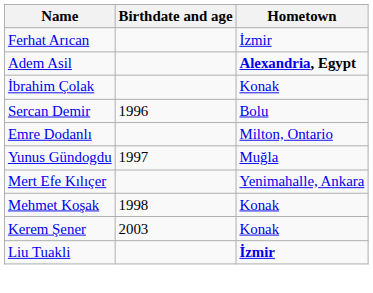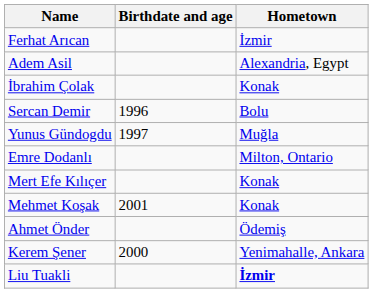(298, 63) bold -> (294, 63) normal
rows swapped: (50, 134) <-> (60, 157)
(302, 181) Yenimahalle, Ankara -> (259, 181) Konak
(133, 205) 1998 -> (133, 205) 2001
+ row: (49, 228)
(133, 228) 2003 -> (133, 252) 2000
(259, 228) Konak -> (302, 252) Yenimahalle, Ankara
